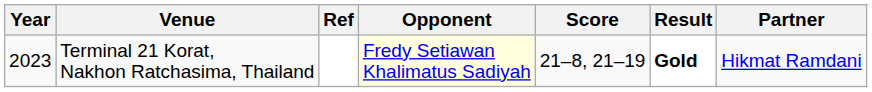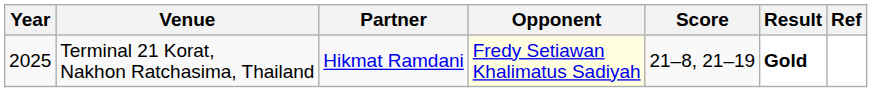columns swapped: (791, 20) <-> (339, 20)
(30, 61) 2023 -> (30, 61) 2025
